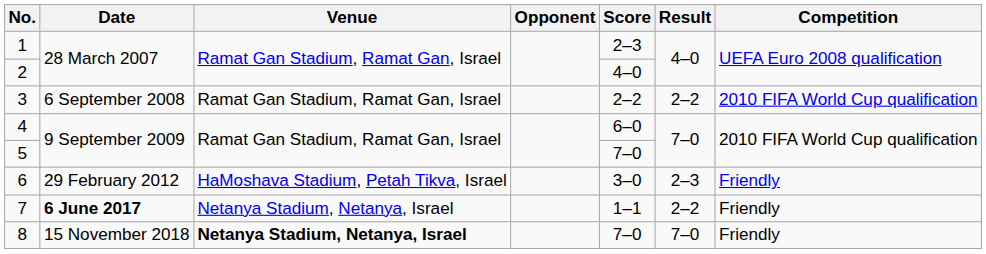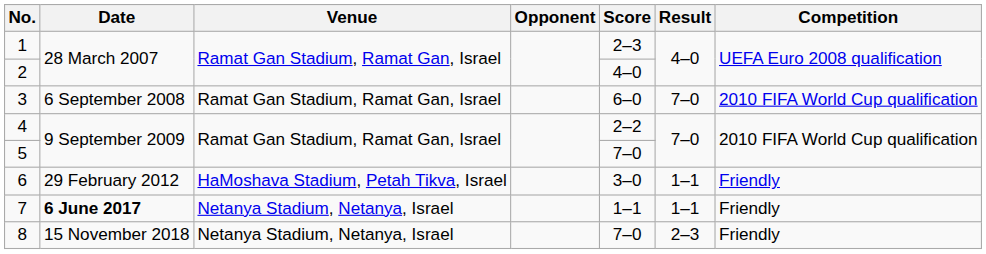(627, 99) 2–2 -> (627, 99) 6–0
(685, 99) 2–2 -> (685, 99) 7–0
(627, 126) 6–0 -> (627, 126) 2–2
(685, 180) 2–3 -> (685, 180) 1–1
(685, 208) 2–2 -> (685, 208) 1–1
(332, 235) bold -> (325, 235) normal
(685, 235) 7–0 -> (685, 235) 2–3
